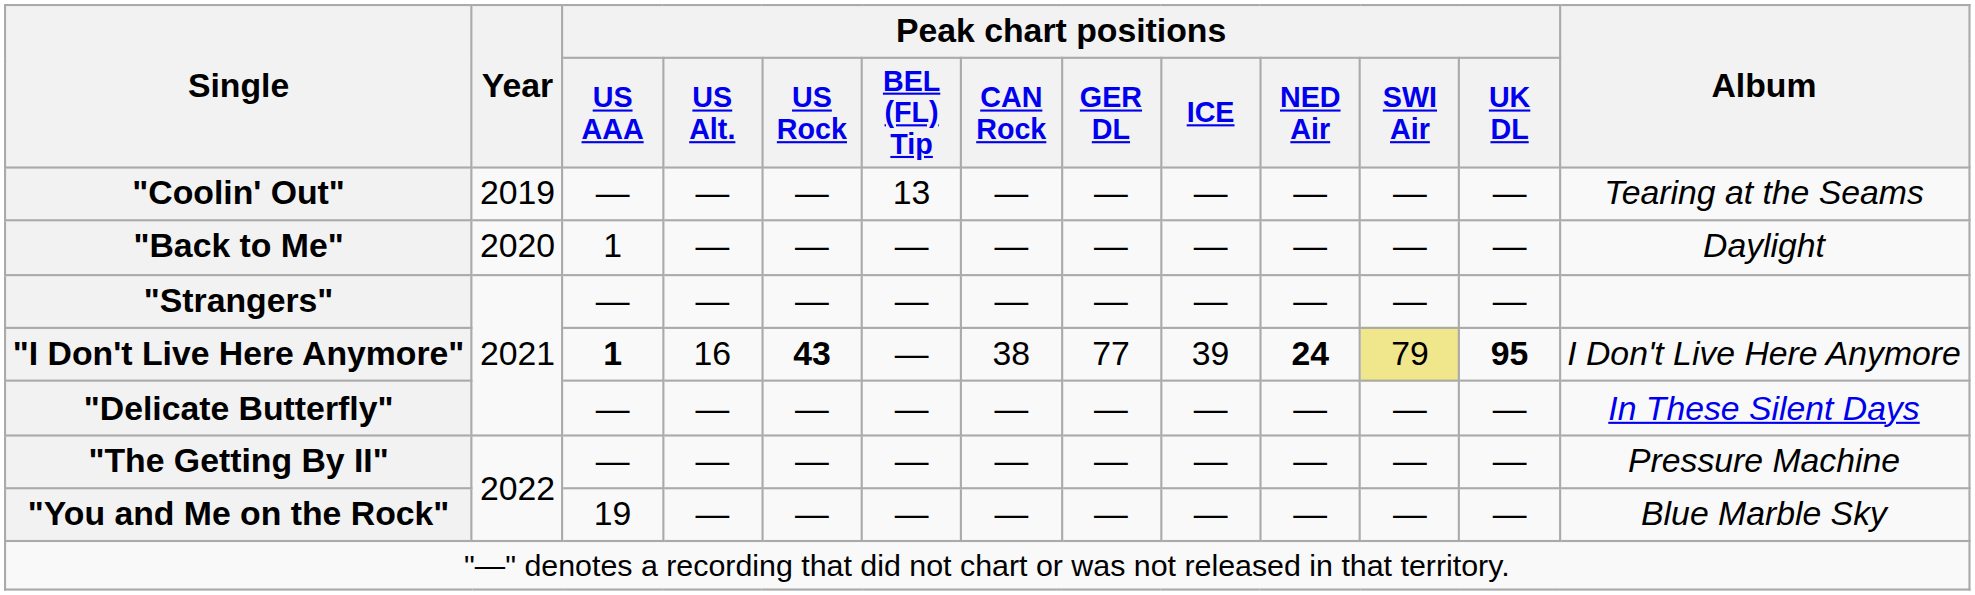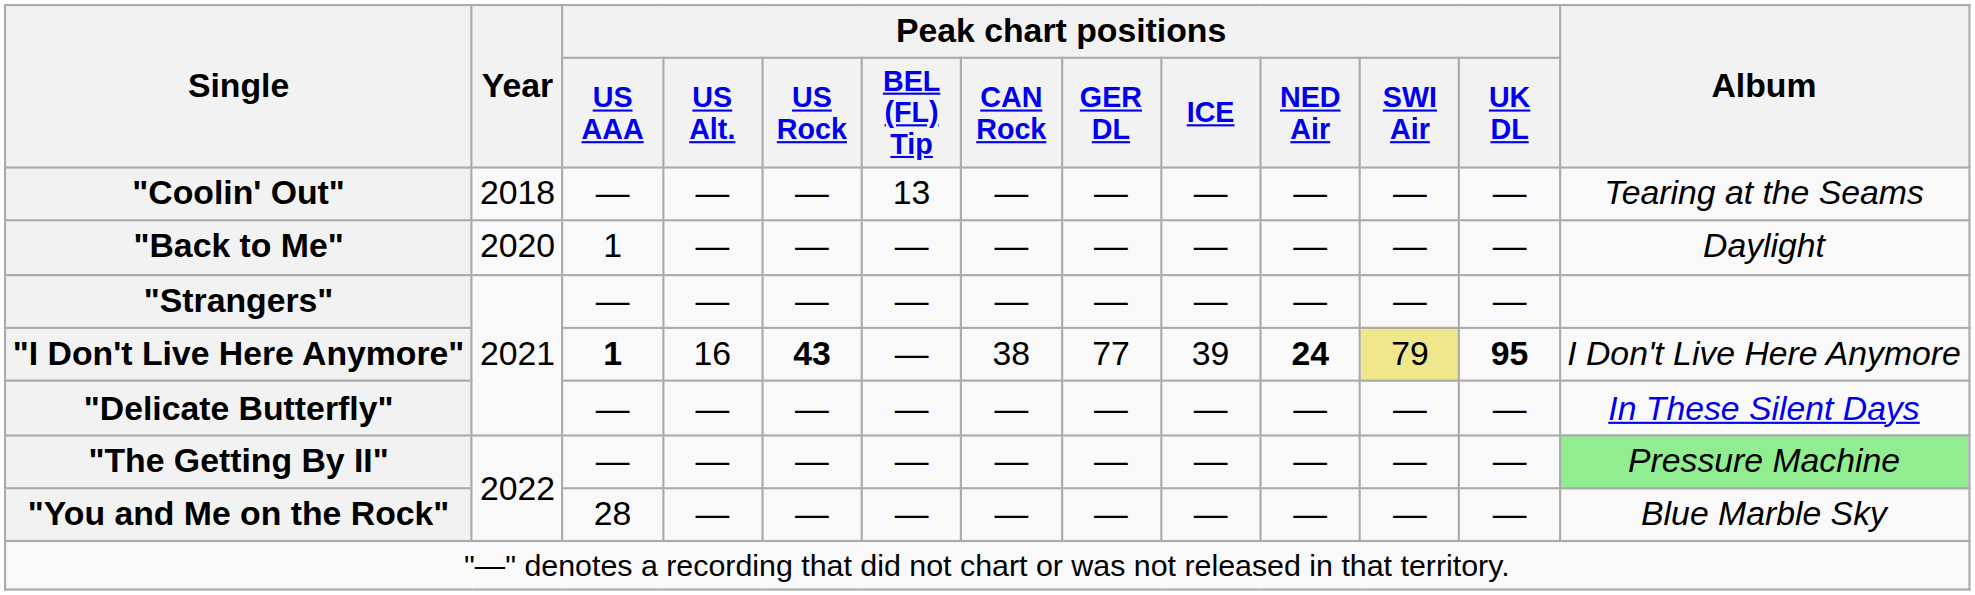(517, 193) 2019 -> (517, 193) 2018
(1764, 461) no background -> (1764, 461) lightgreen background
(613, 514) 19 -> (613, 514) 28
